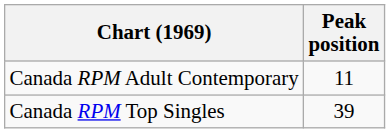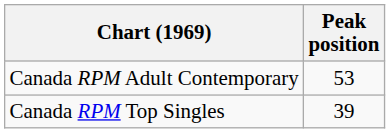(344, 77) 11 -> (344, 77) 53
